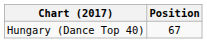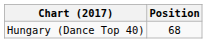(175, 30) 67 -> (175, 30) 68
